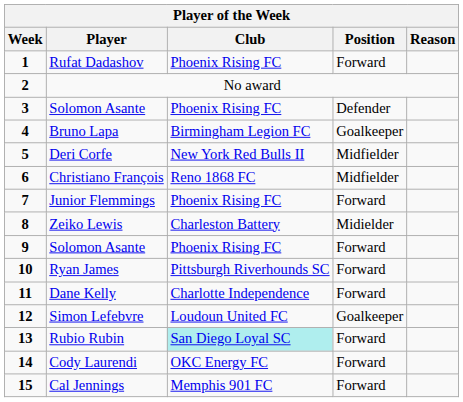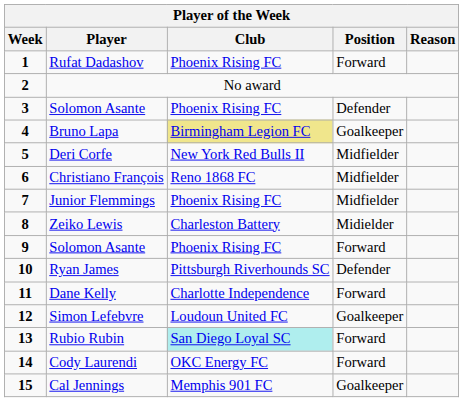(240, 131) no background -> (240, 131) khaki background
(361, 200) Forward -> (367, 200) Midfielder
(361, 270) Forward -> (363, 270) Defender
(361, 385) Forward -> (370, 385) Goalkeeper
